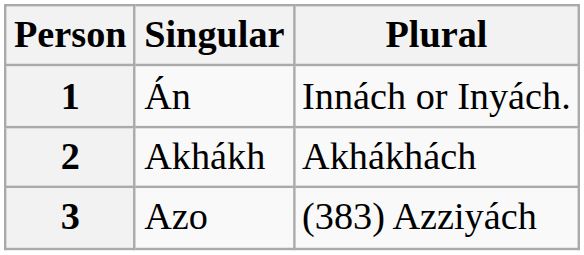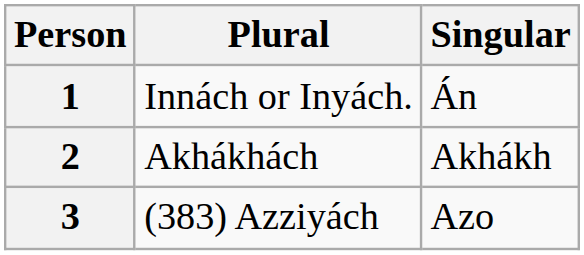columns swapped: (214, 34) <-> (436, 34)
